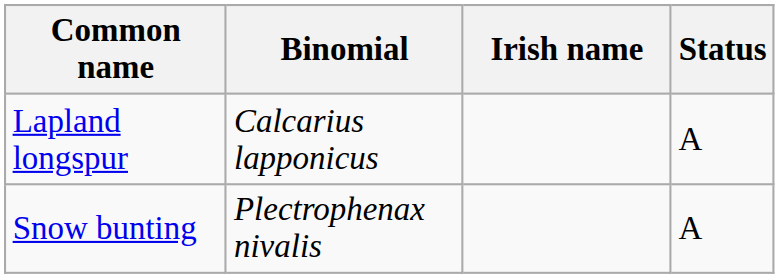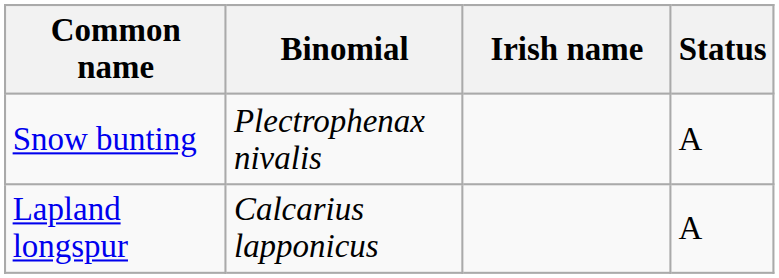rows swapped: (70, 138) <-> (105, 227)
